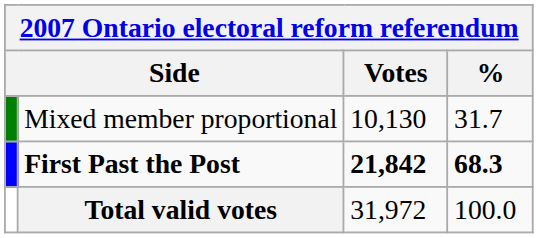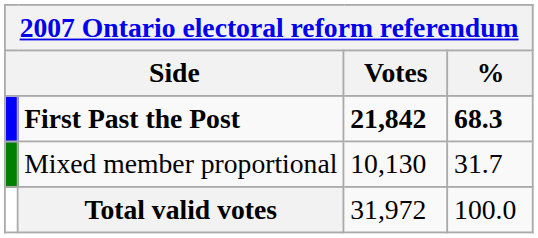rows swapped: (132, 164) <-> (181, 118)
